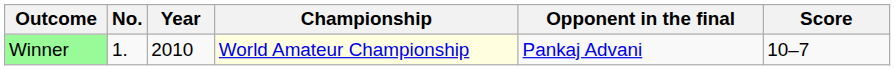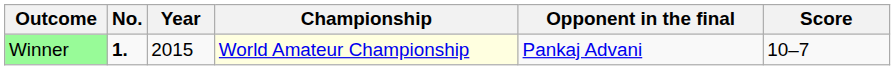(120, 49) normal -> (120, 49) bold
(172, 49) 2010 -> (172, 49) 2015
